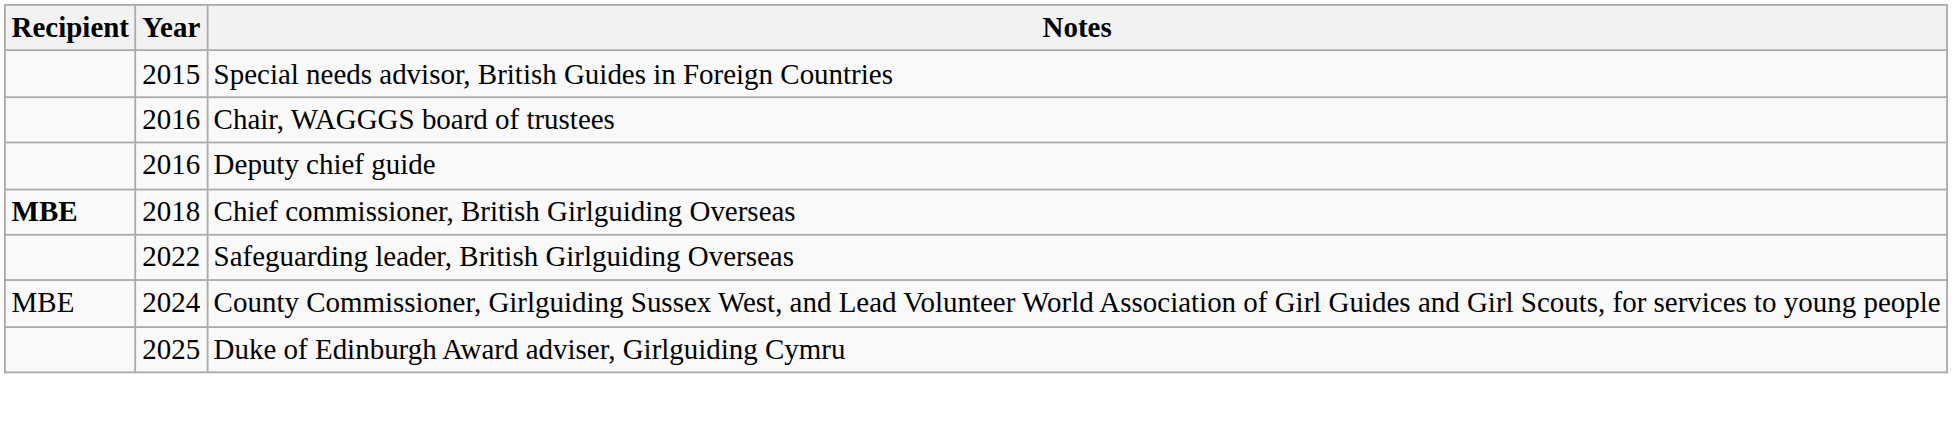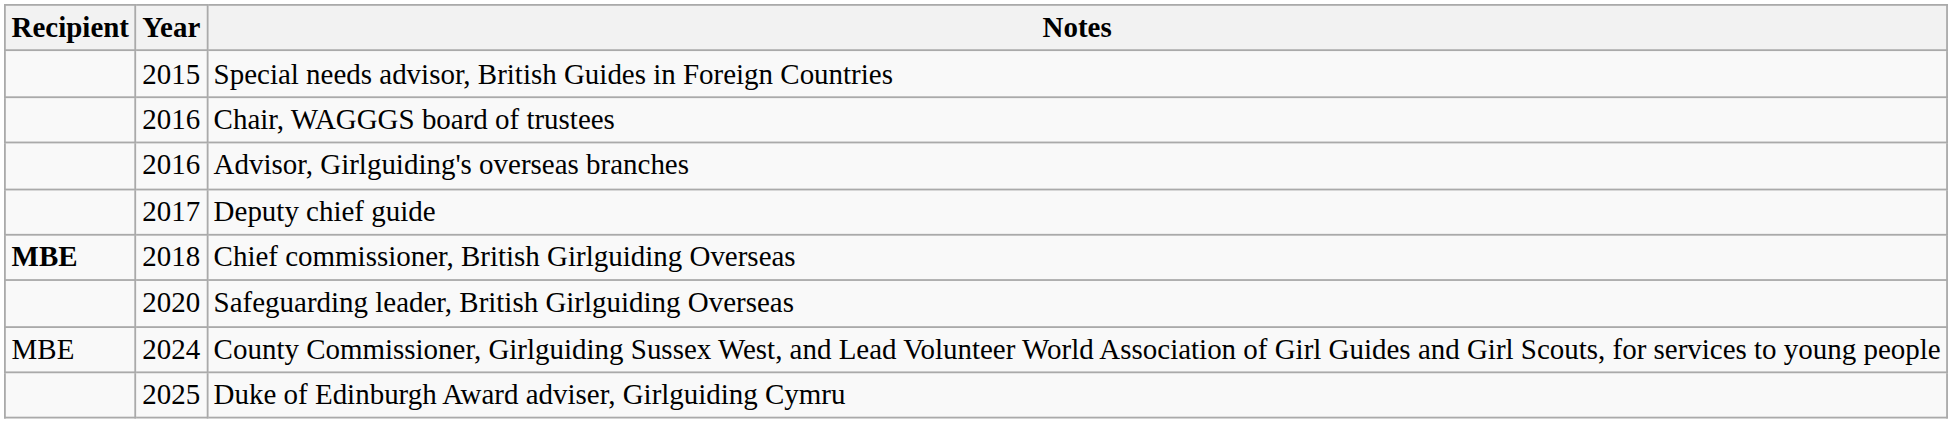+ row: (451, 165)
(171, 165) 2016 -> (171, 211) 2017
(171, 257) 2022 -> (171, 303) 2020
